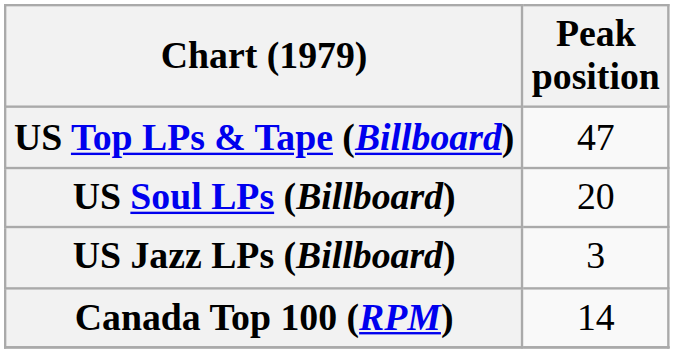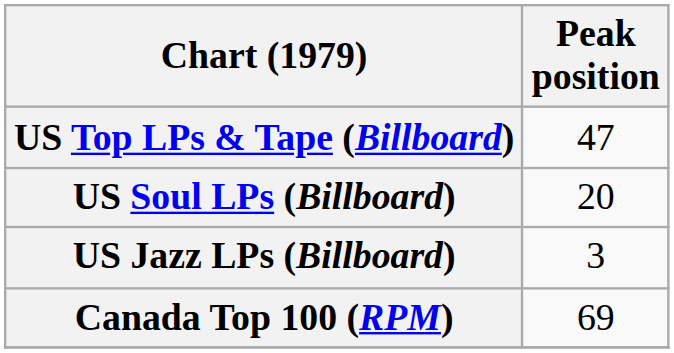(596, 316) 14 -> (596, 316) 69
